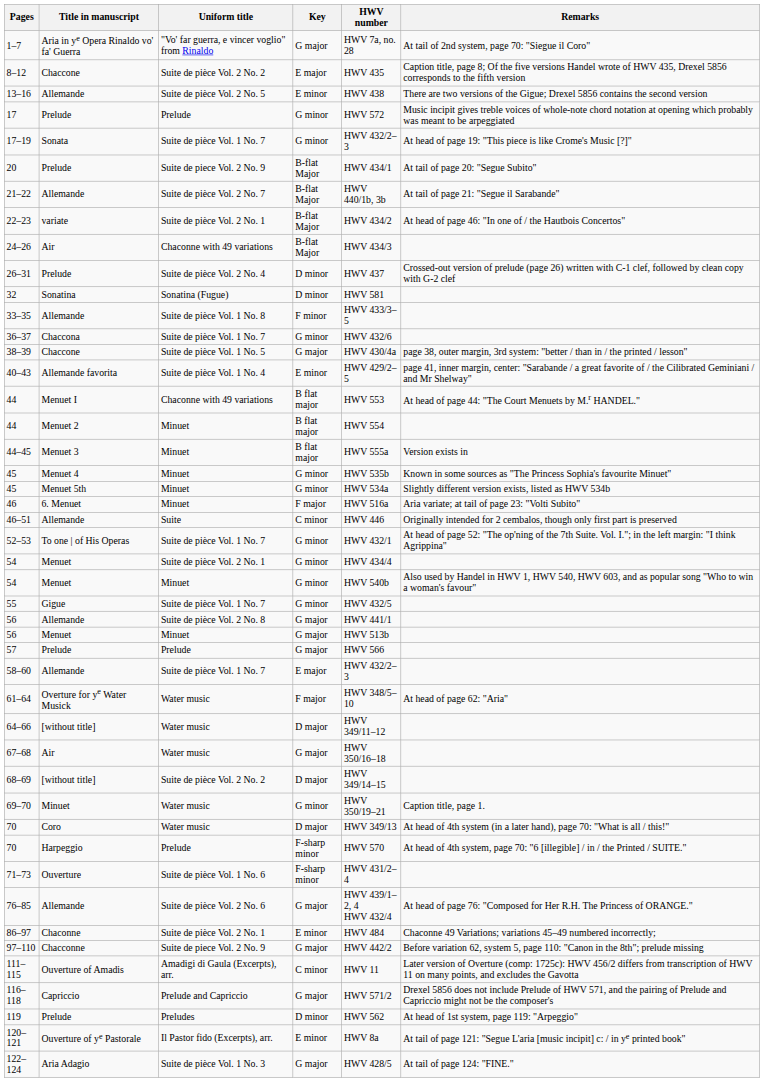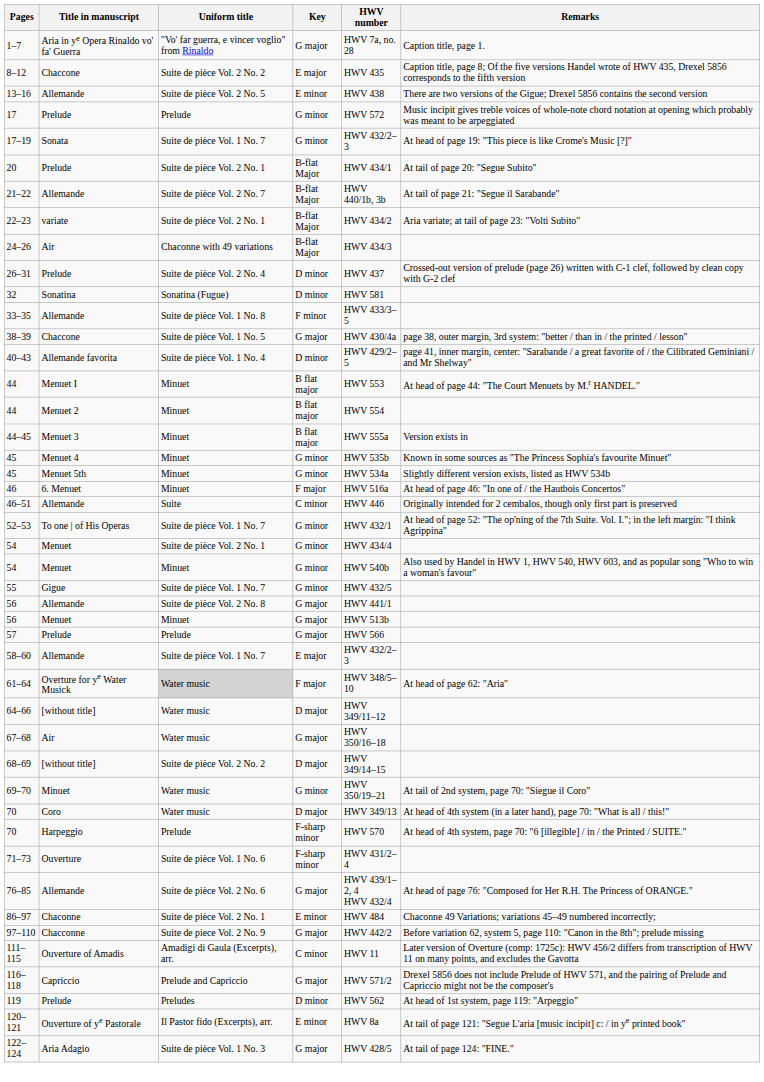(497, 45) At tail of 2nd system, page 70: "Siegue il Coro" -> (444, 45) Caption title, page 1.
(213, 168) Suite de piece Vol. 2 No. 9 -> (213, 168) Suite de pièce Vol. 2 No. 1
(514, 221) At head of page 46: "In one of / the Hautbois Concertos" -> (492, 221) Aria variate; at tail of page 23: "Volti Subito"
- row: (19, 336)
(311, 373) E minor -> (312, 357) D minor
(217, 399) Chaconne with 49 variations -> (175, 384) Minuet
(492, 504) Aria variate; at tail of page 23: "Volti Subito" -> (514, 489) At head of page 46: "In one of / the Hautbois Concertos"
(185, 699) no background -> (185, 683) lightgrey background
(444, 806) Caption title, page 1. -> (497, 790) At tail of 2nd system, page 70: "Siegue il Coro"
